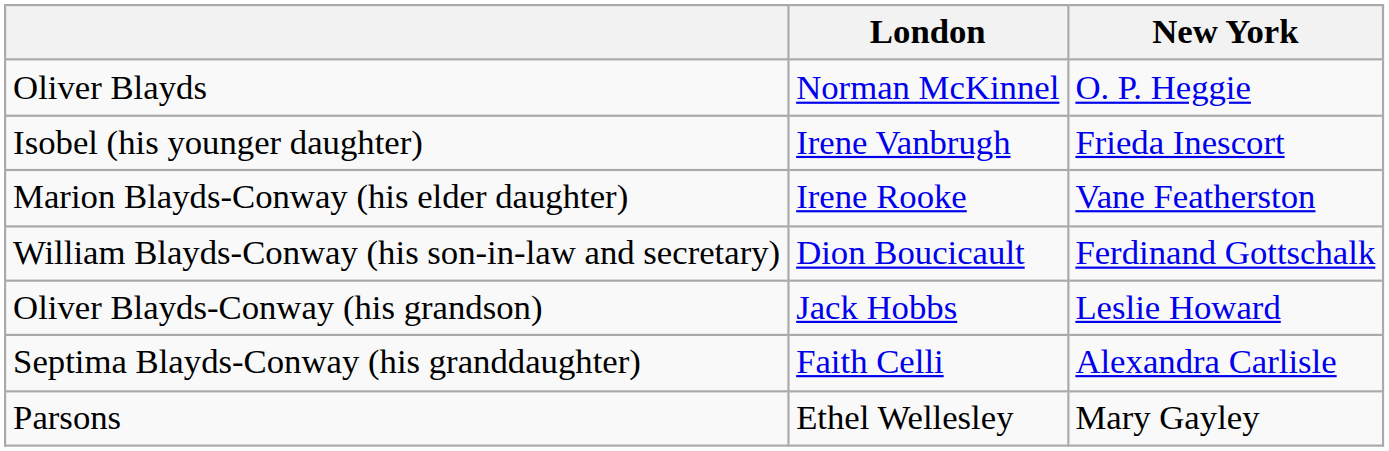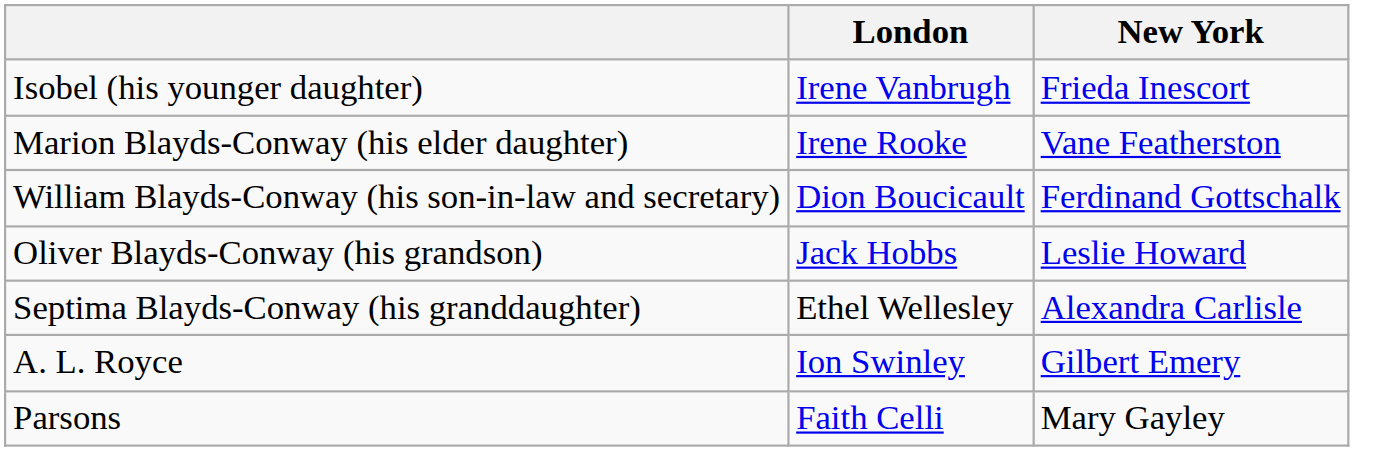- row: (110, 87)
(870, 362) Faith Celli -> (905, 307) Ethel Wellesley
+ row: (98, 362)
(905, 417) Ethel Wellesley -> (870, 417) Faith Celli
